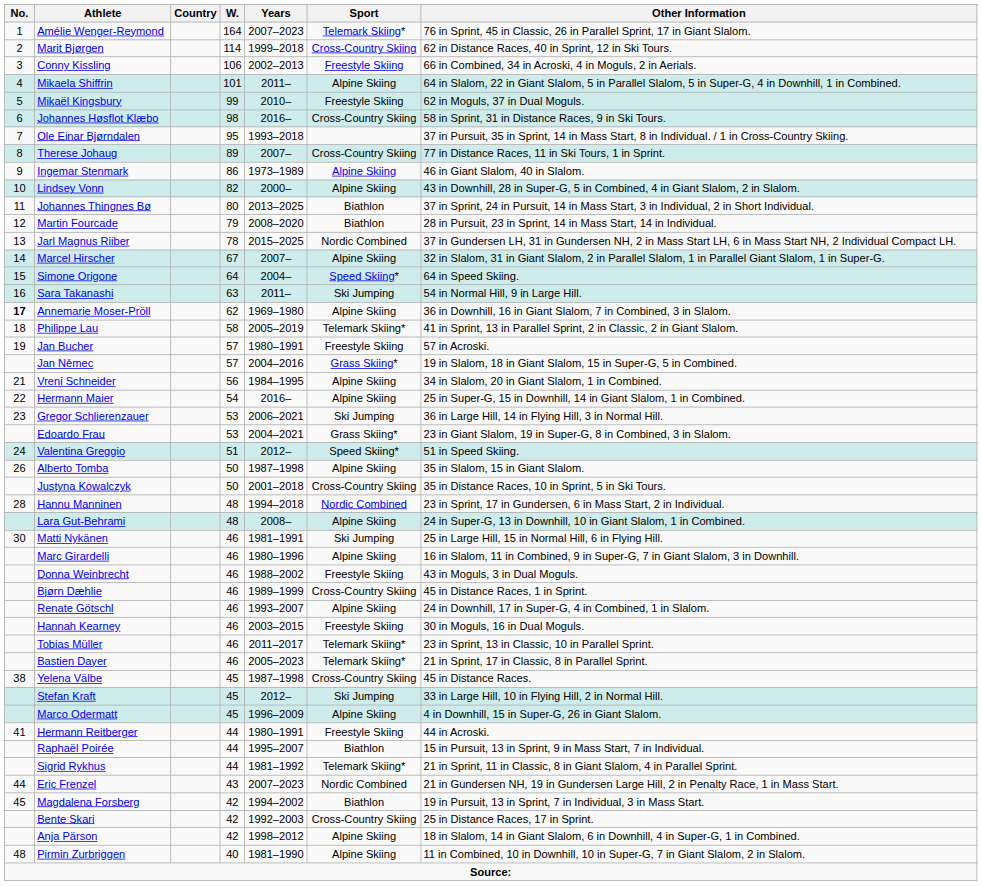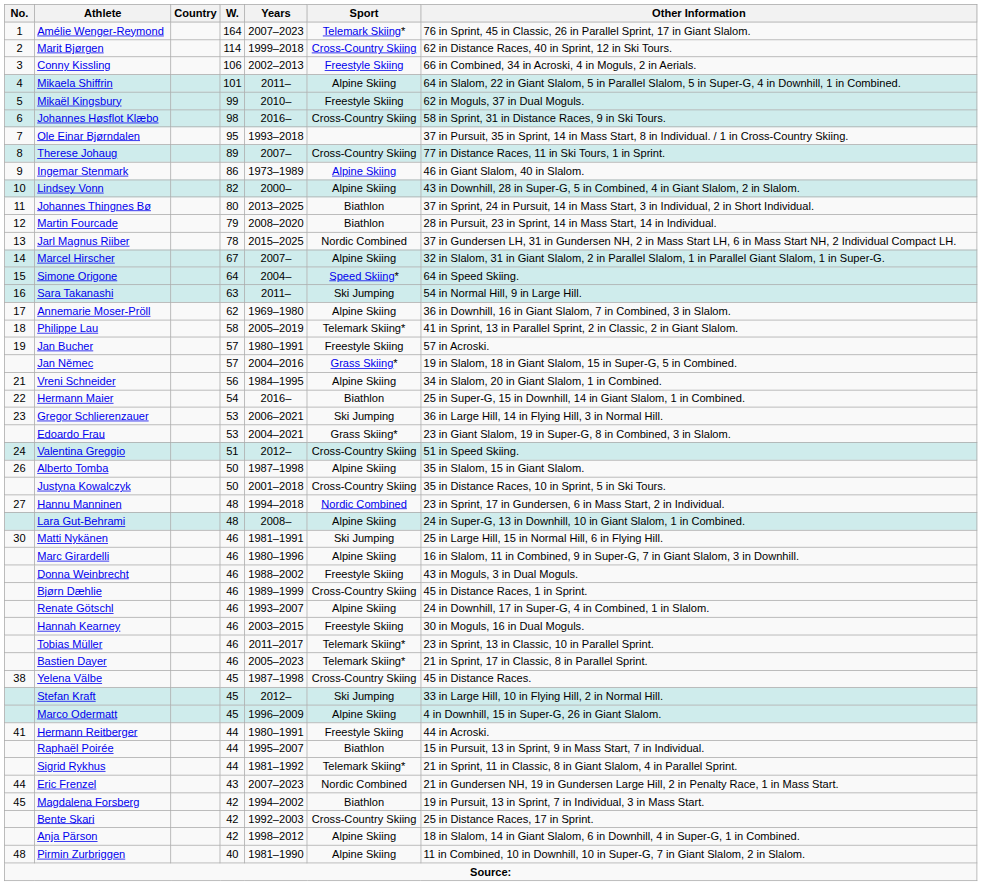(19, 311) bold -> (19, 311) normal
(364, 399) Alpine Skiing -> (364, 399) Biathlon
(364, 451) Speed Skiing* -> (364, 451) Cross-Country Skiing
(19, 504) 28 -> (19, 504) 27
